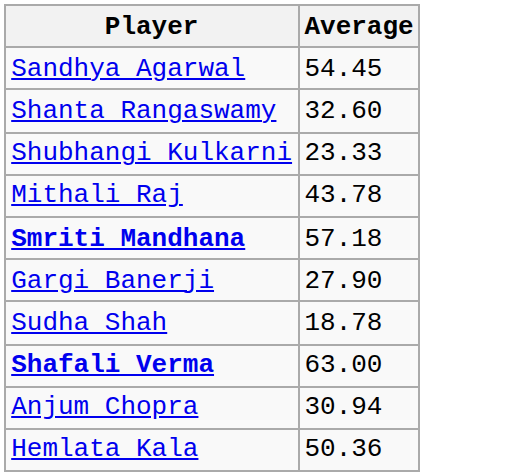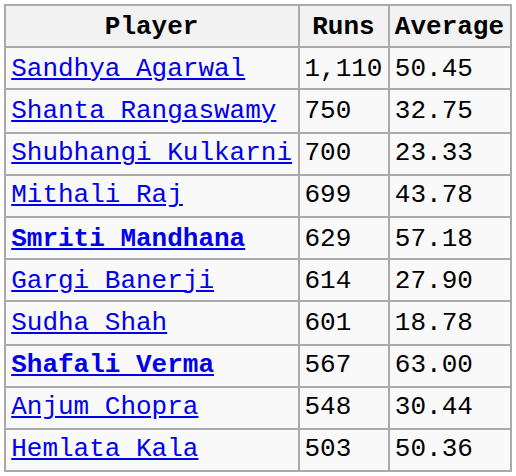+ column: (343, 26)
(343, 69) 54.45 -> (434, 69) 50.45
(343, 111) 32.60 -> (434, 111) 32.75
(343, 408) 30.94 -> (434, 408) 30.44
